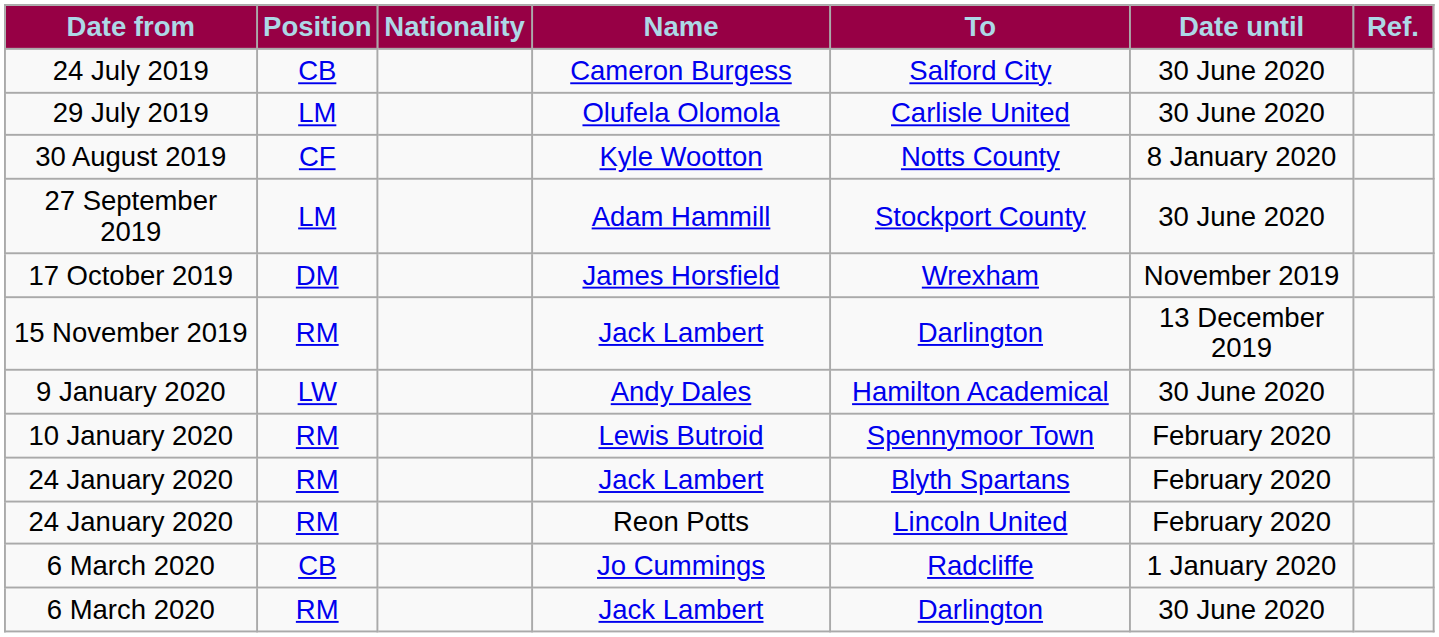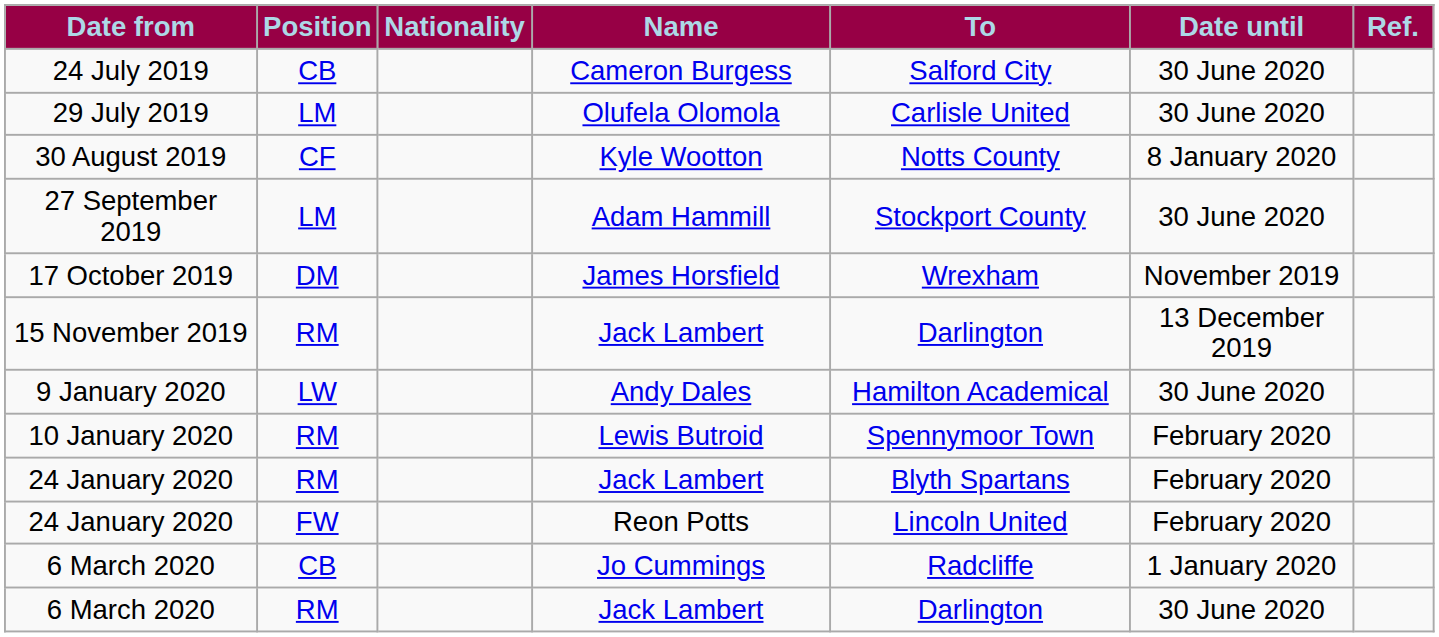(317, 523) RM -> (317, 523) FW
